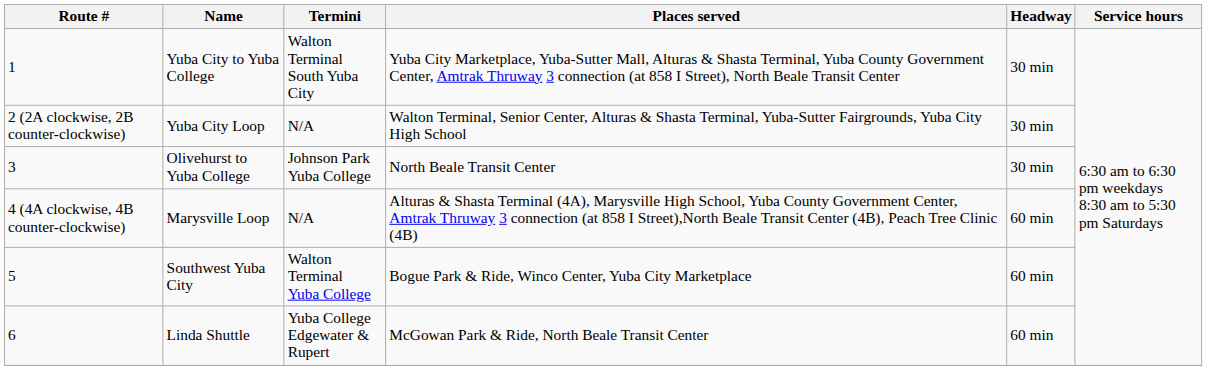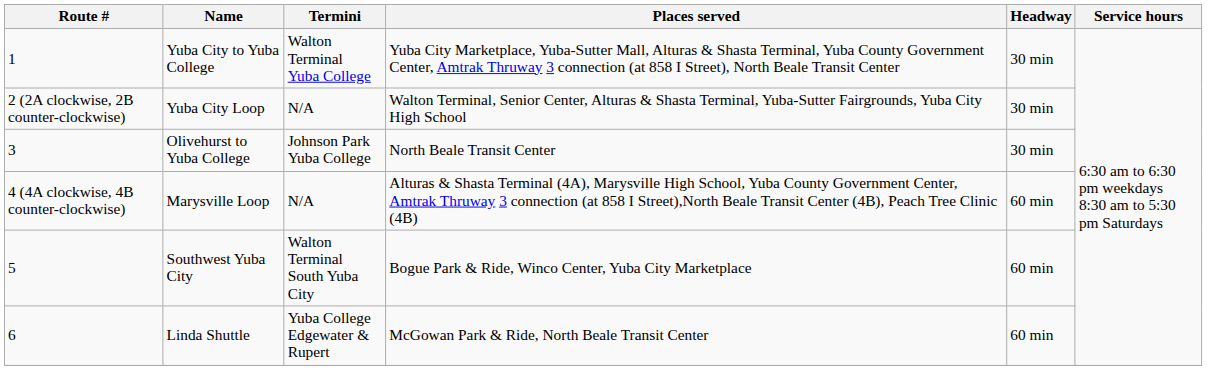(323, 66) Walton Terminal South Yuba City -> (329, 58) Walton Terminal Yuba College
(329, 276) Walton Terminal Yuba College -> (323, 268) Walton Terminal South Yuba City
